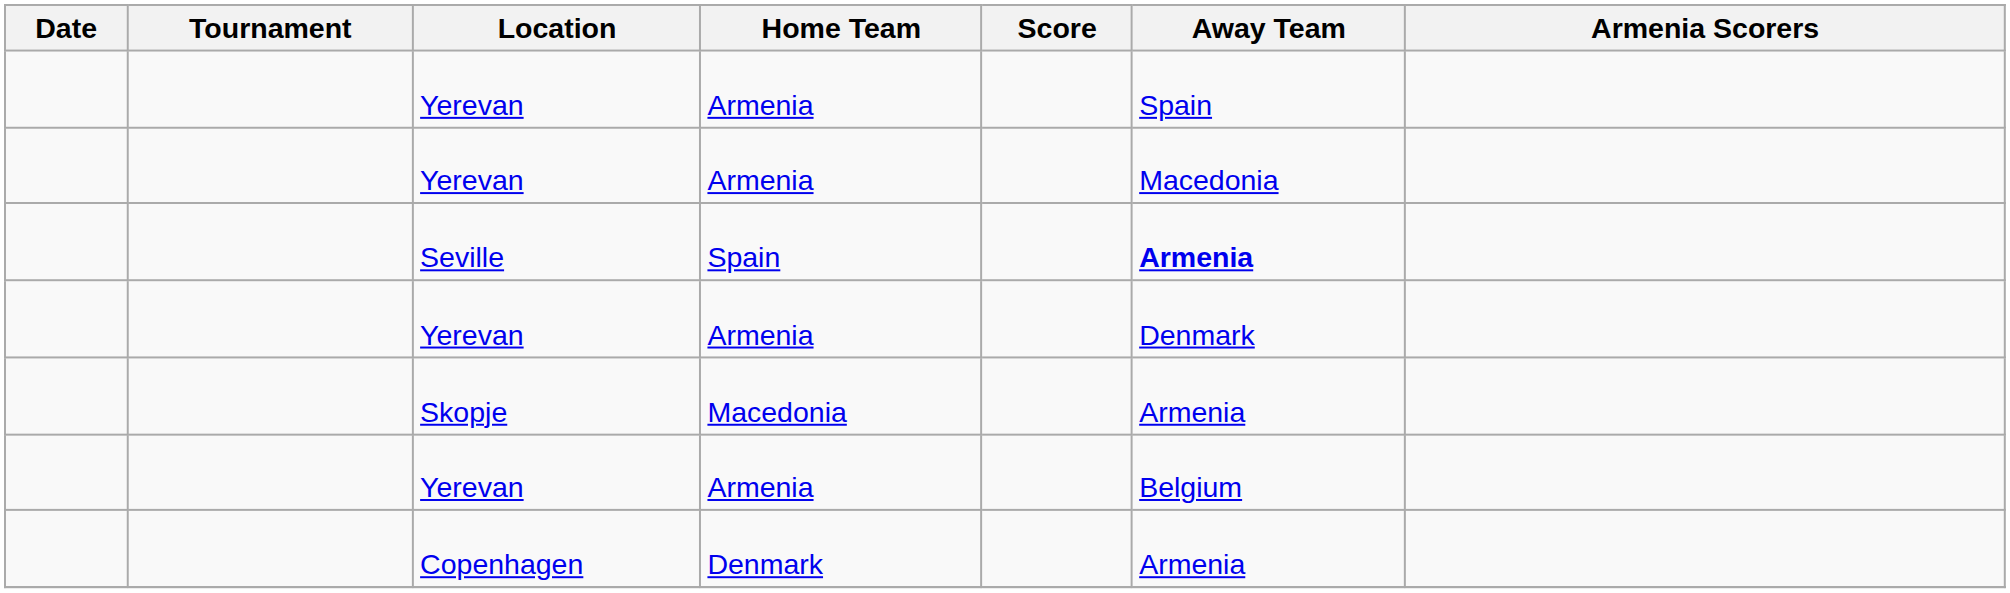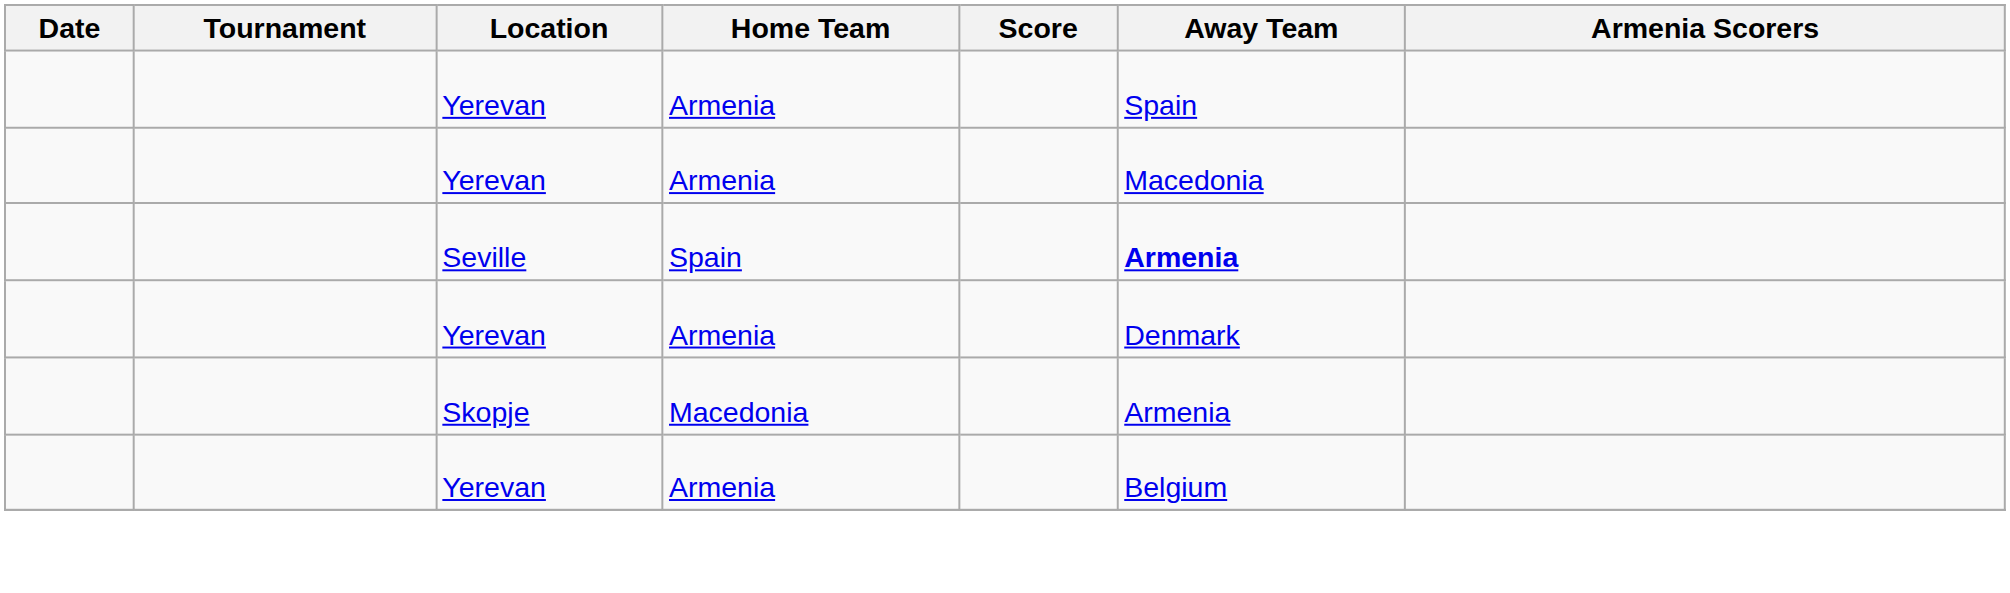- row: (502, 565)
